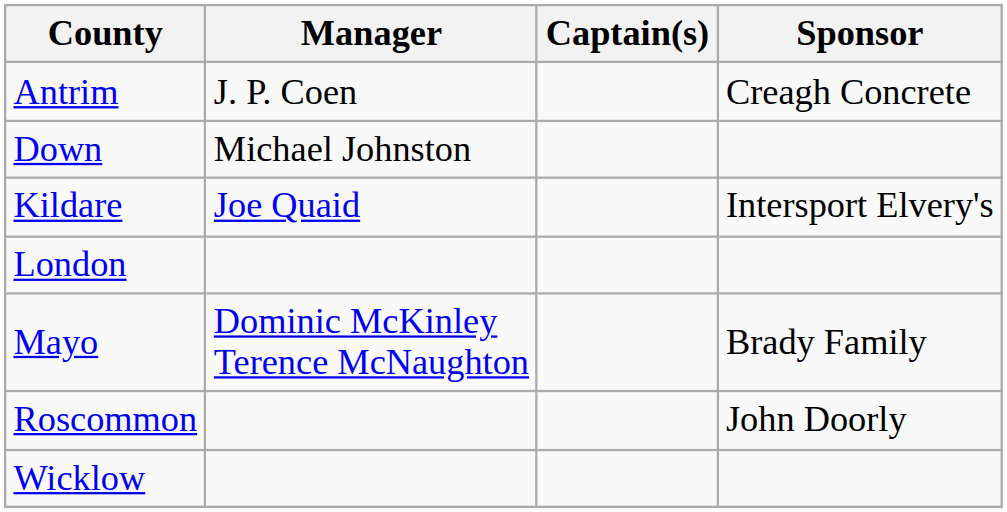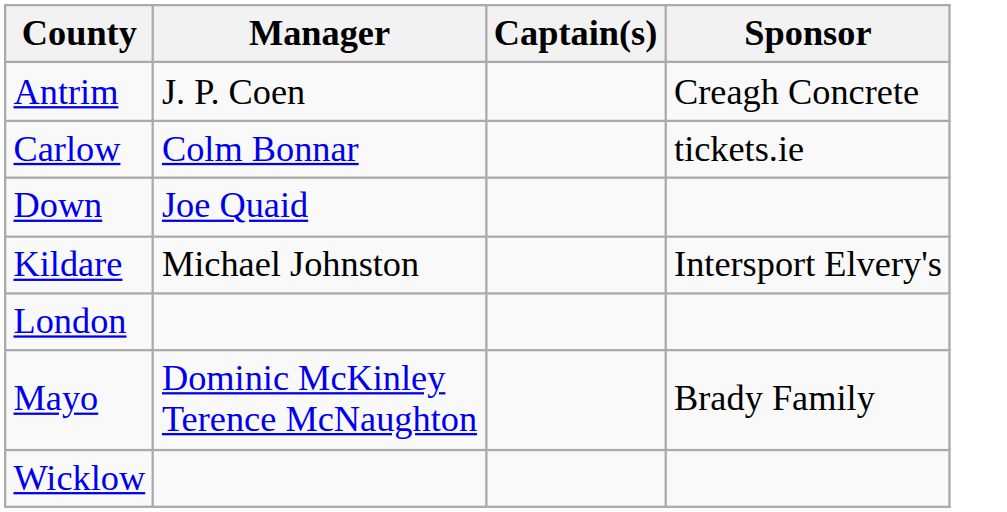+ row: (67, 148)
(342, 148) Michael Johnston -> (235, 206) Joe Quaid
(287, 206) Joe Quaid -> (291, 263) Michael Johnston
- row: (105, 419)
